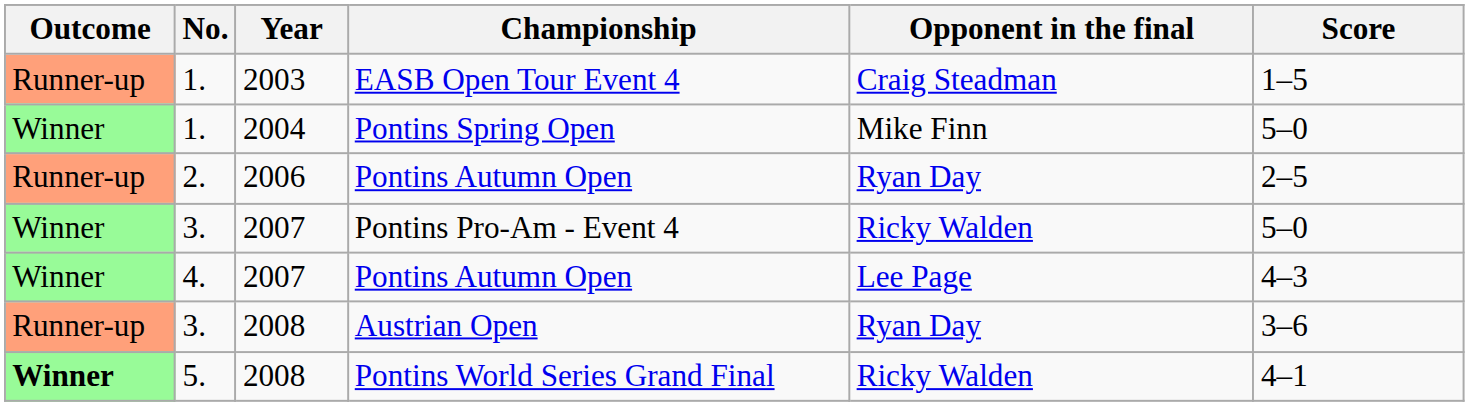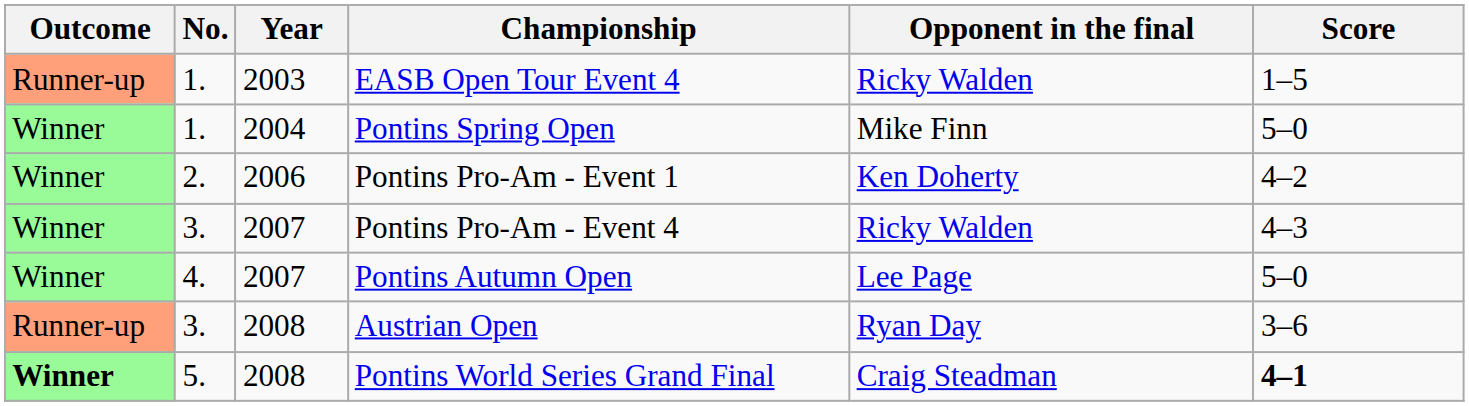(957, 78) Craig Steadman -> (945, 78) Ricky Walden
+ row: (194, 177)
- row: (194, 177)
(1284, 227) 5–0 -> (1284, 227) 4–3
(1284, 276) 4–3 -> (1284, 276) 5–0
(945, 375) Ricky Walden -> (957, 375) Craig Steadman
(1284, 375) normal -> (1284, 375) bold
